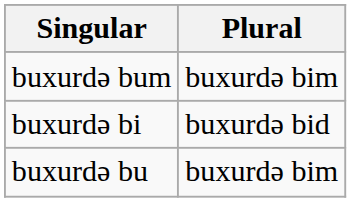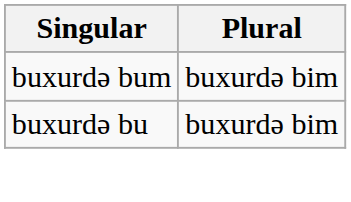- row: (77, 123)
